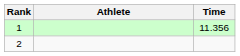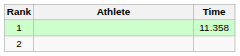(214, 28) 11.356 -> (214, 28) 11.358
